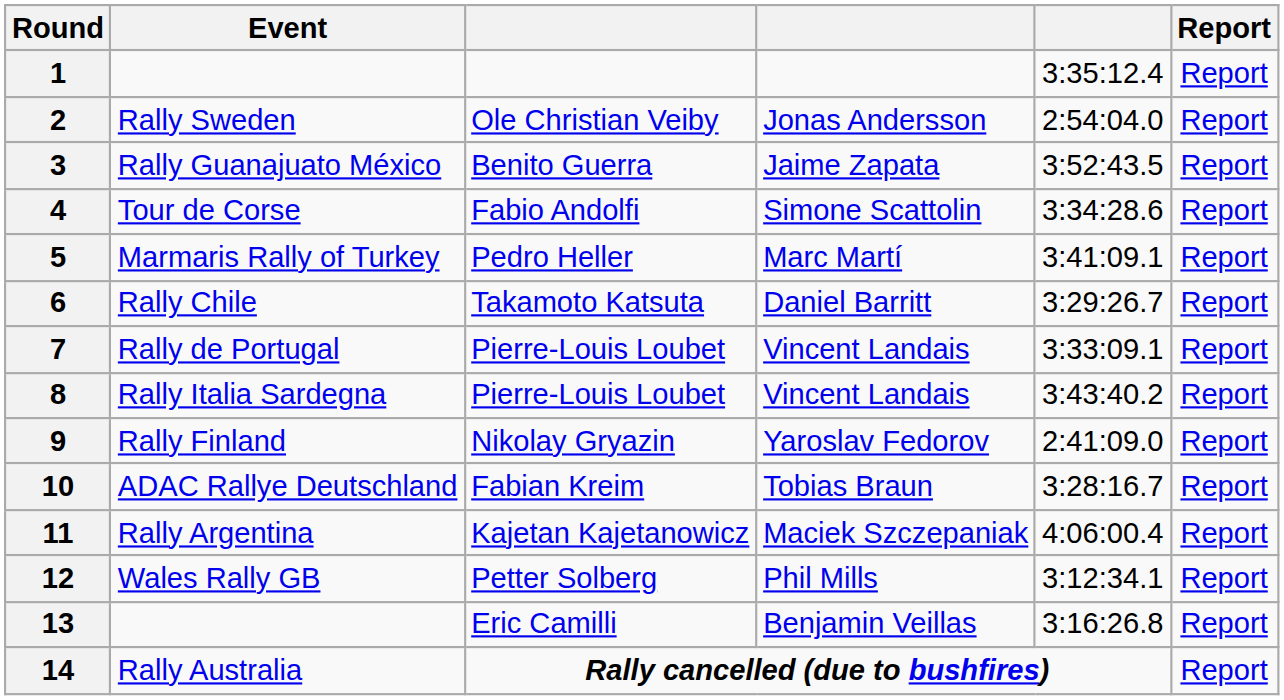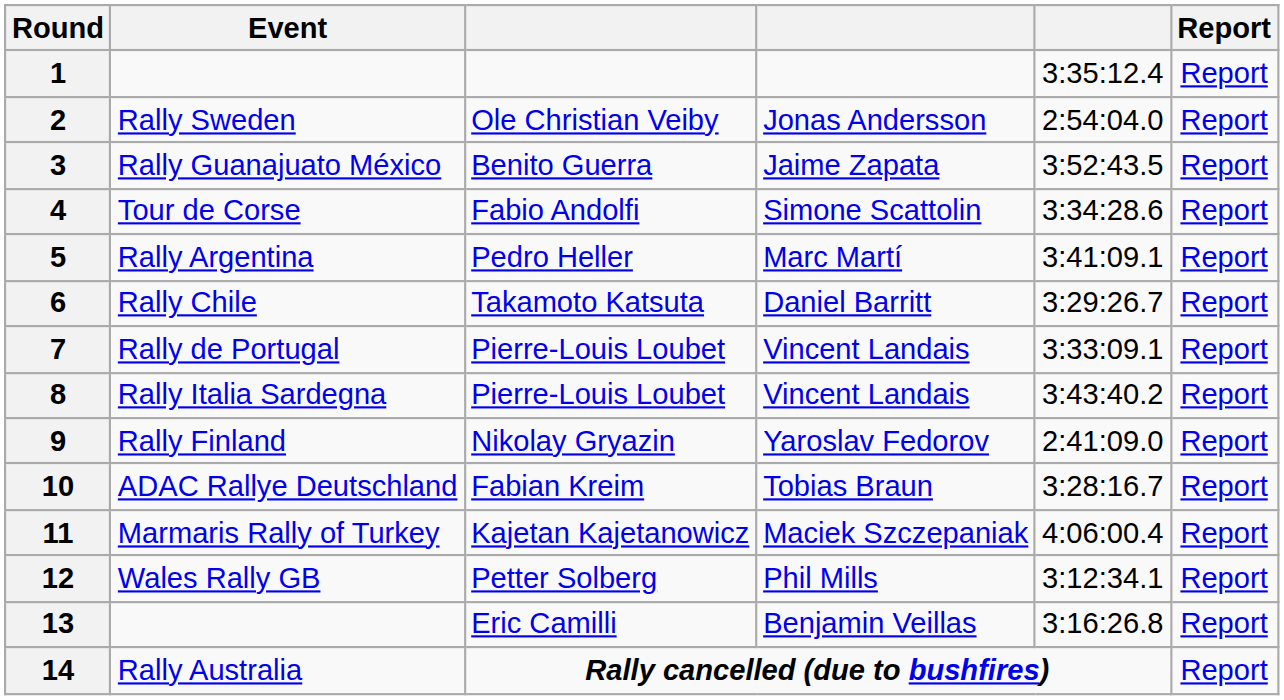(279, 257) Marmaris Rally of Turkey -> (216, 257) Rally Argentina
(216, 532) Rally Argentina -> (279, 532) Marmaris Rally of Turkey
